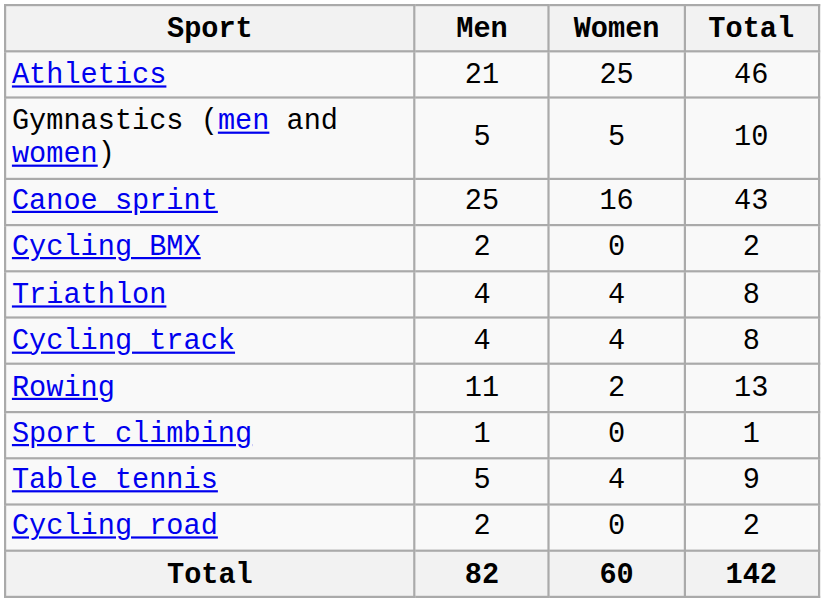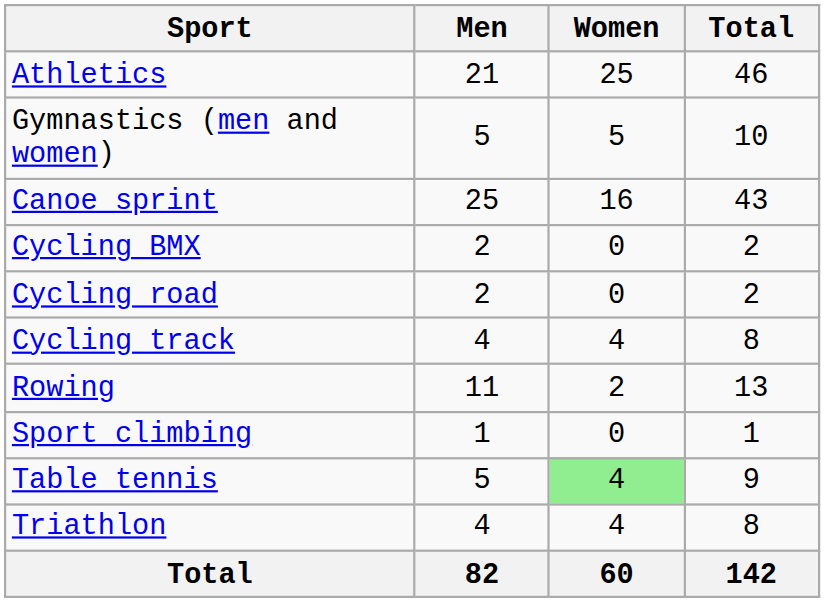rows swapped: (115, 528) <-> (89, 294)
(617, 481) no background -> (617, 481) lightgreen background
